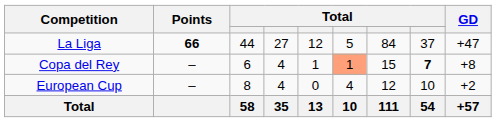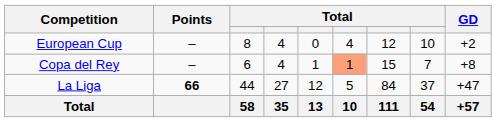rows swapped: (79, 43) <-> (79, 85)
(428, 64) bold -> (428, 64) normal
